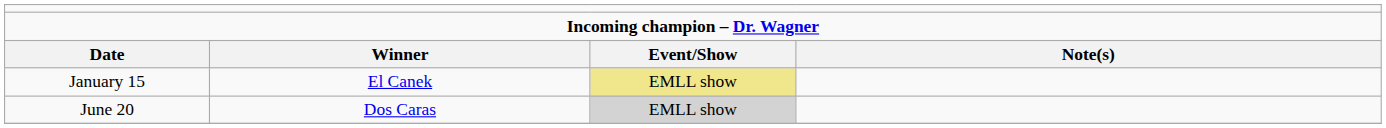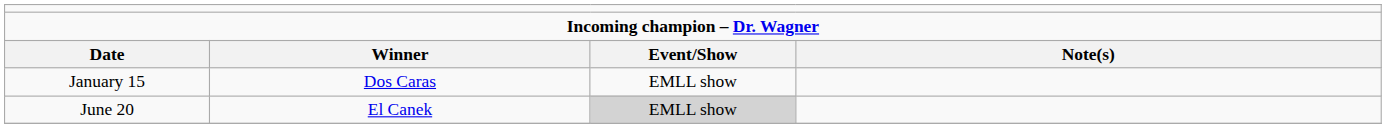(400, 81) El Canek -> (400, 81) Dos Caras
(693, 81) khaki background -> (693, 81) no background
(400, 109) Dos Caras -> (400, 109) El Canek
